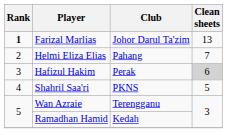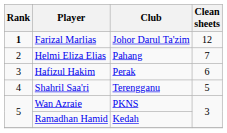(207, 39) 13 -> (207, 39) 12
(207, 71) lightgrey background -> (207, 71) no background
(125, 87) PKNS -> (136, 87) Terengganu
(136, 103) Terengganu -> (125, 103) PKNS
